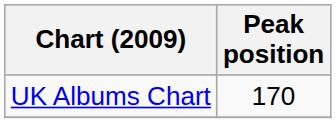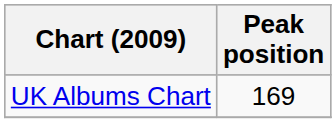(274, 95) 170 -> (274, 95) 169
